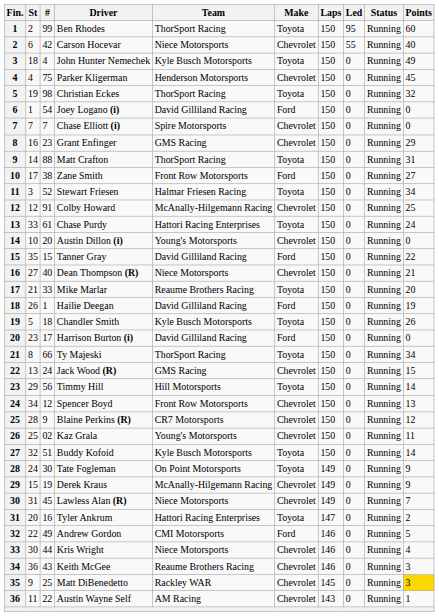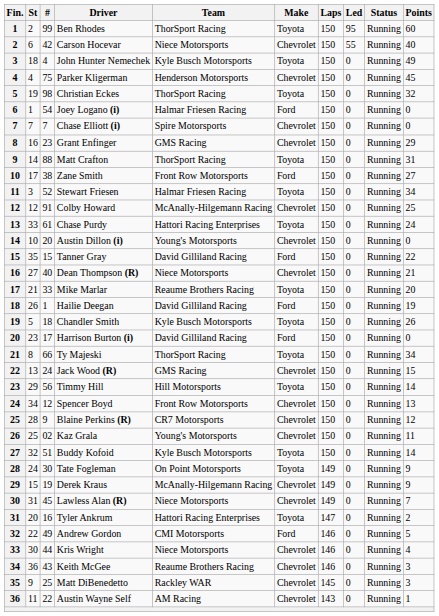(201, 110) David Gilliland Racing -> (200, 110) Halmar Friesen Racing
(408, 583) gold background -> (408, 583) no background
